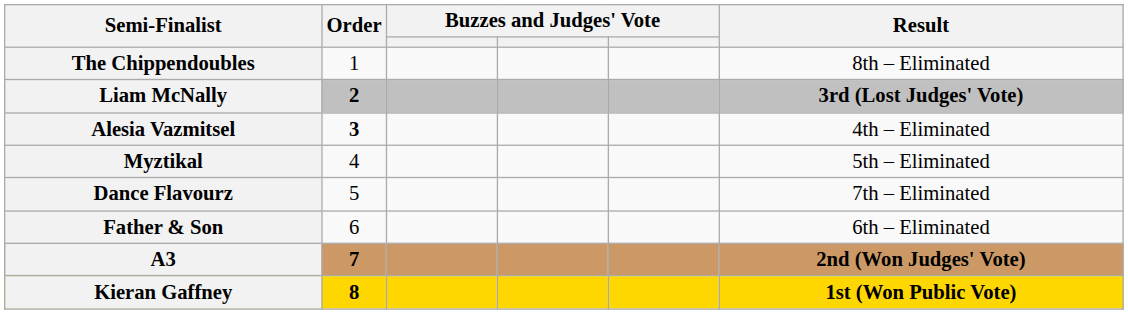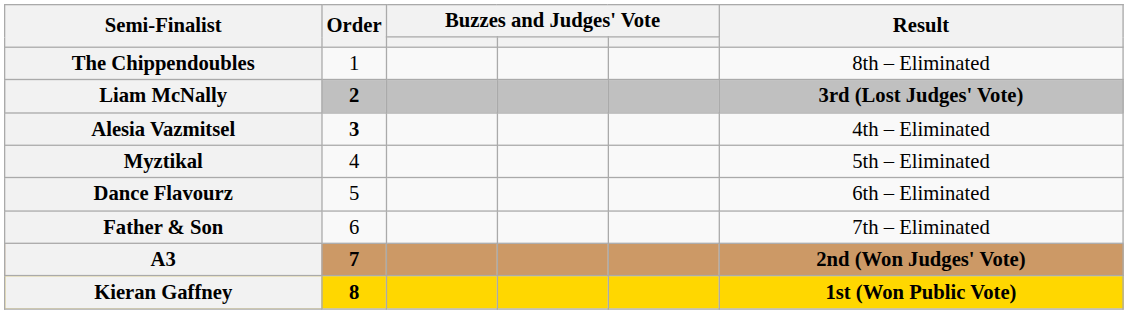(921, 194) 7th – Eliminated -> (921, 194) 6th – Eliminated
(921, 226) 6th – Eliminated -> (921, 226) 7th – Eliminated
